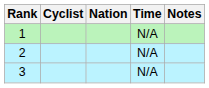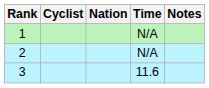(147, 72) N/A -> (147, 72) 11.6
